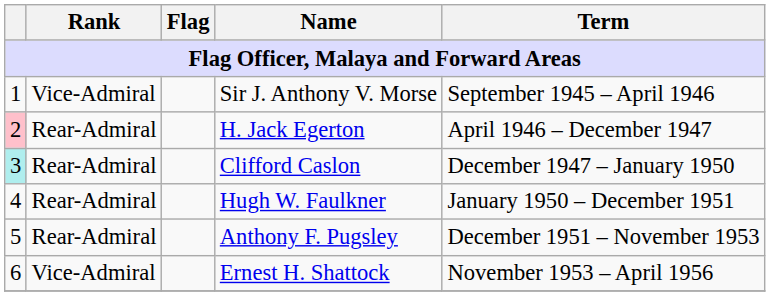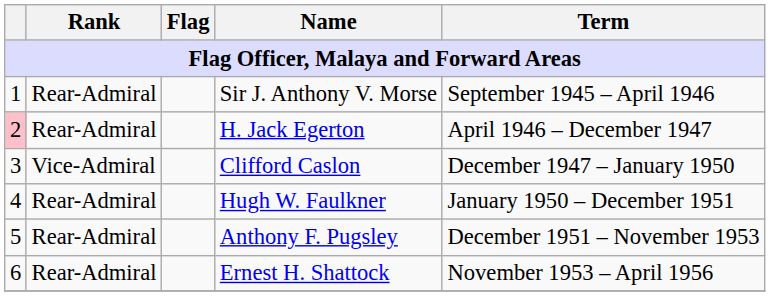(94, 93) Vice-Admiral -> (94, 93) Rear-Admiral
(16, 165) paleturquoise background -> (16, 165) no background
(94, 165) Rear-Admiral -> (94, 165) Vice-Admiral
(94, 272) Vice-Admiral -> (94, 272) Rear-Admiral
